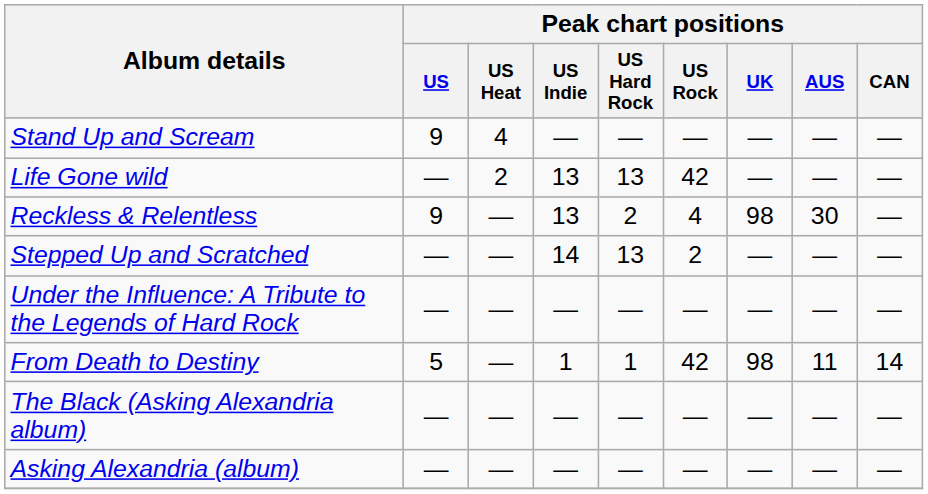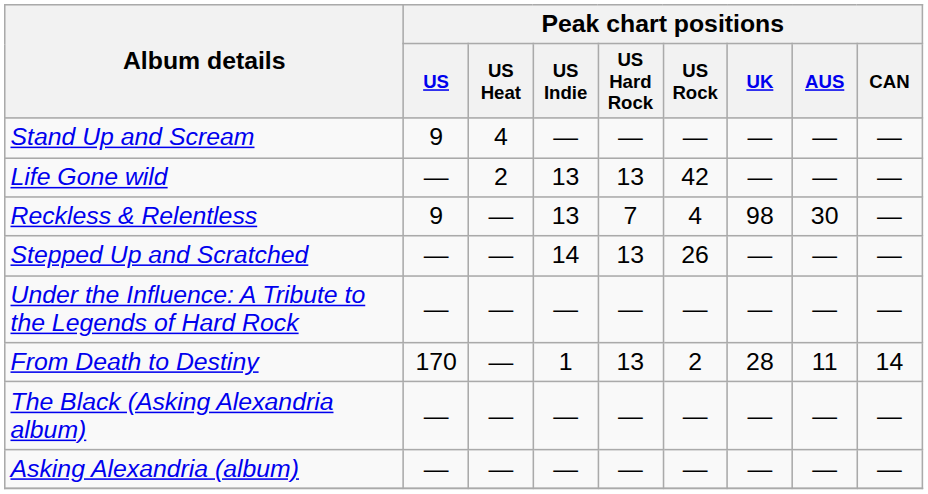(630, 216) 2 -> (630, 216) 7
(695, 255) 2 -> (695, 255) 26
(436, 362) 5 -> (436, 362) 170
(630, 362) 1 -> (630, 362) 13
(695, 362) 42 -> (695, 362) 2
(760, 362) 98 -> (760, 362) 28
